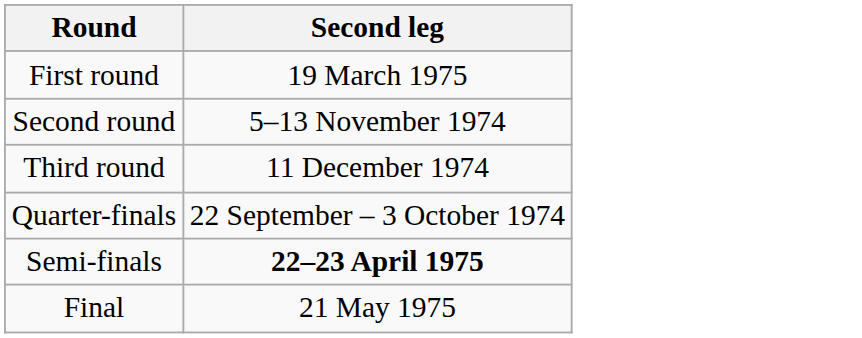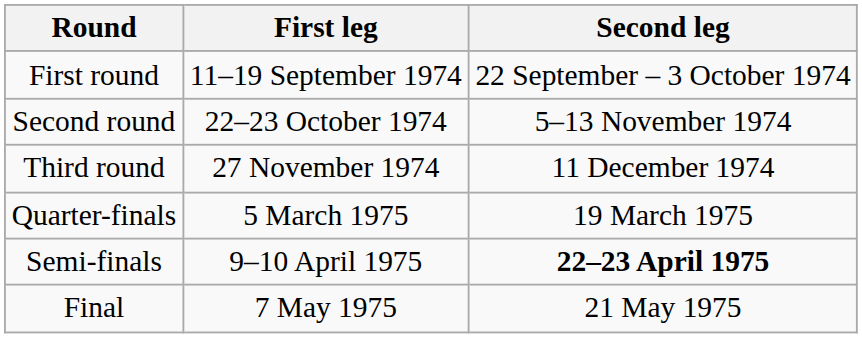+ column: (326, 27)
(377, 74) 19 March 1975 -> (663, 74) 22 September – 3 October 1974
(377, 214) 22 September – 3 October 1974 -> (663, 214) 19 March 1975
